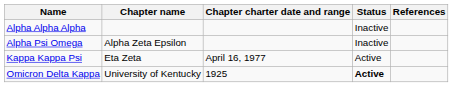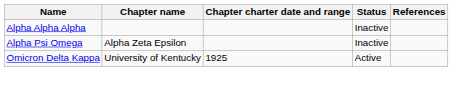- row: (44, 58)
(369, 74) bold -> (368, 58) normal
